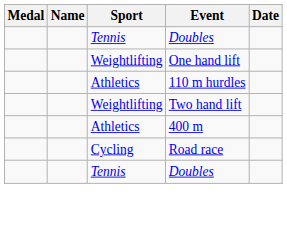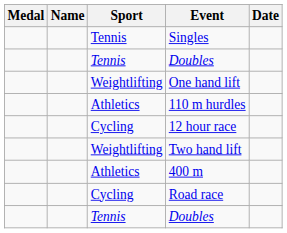+ row: (109, 38)
+ row: (112, 127)
